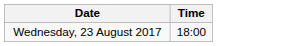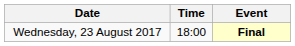+ column: (251, 13)
